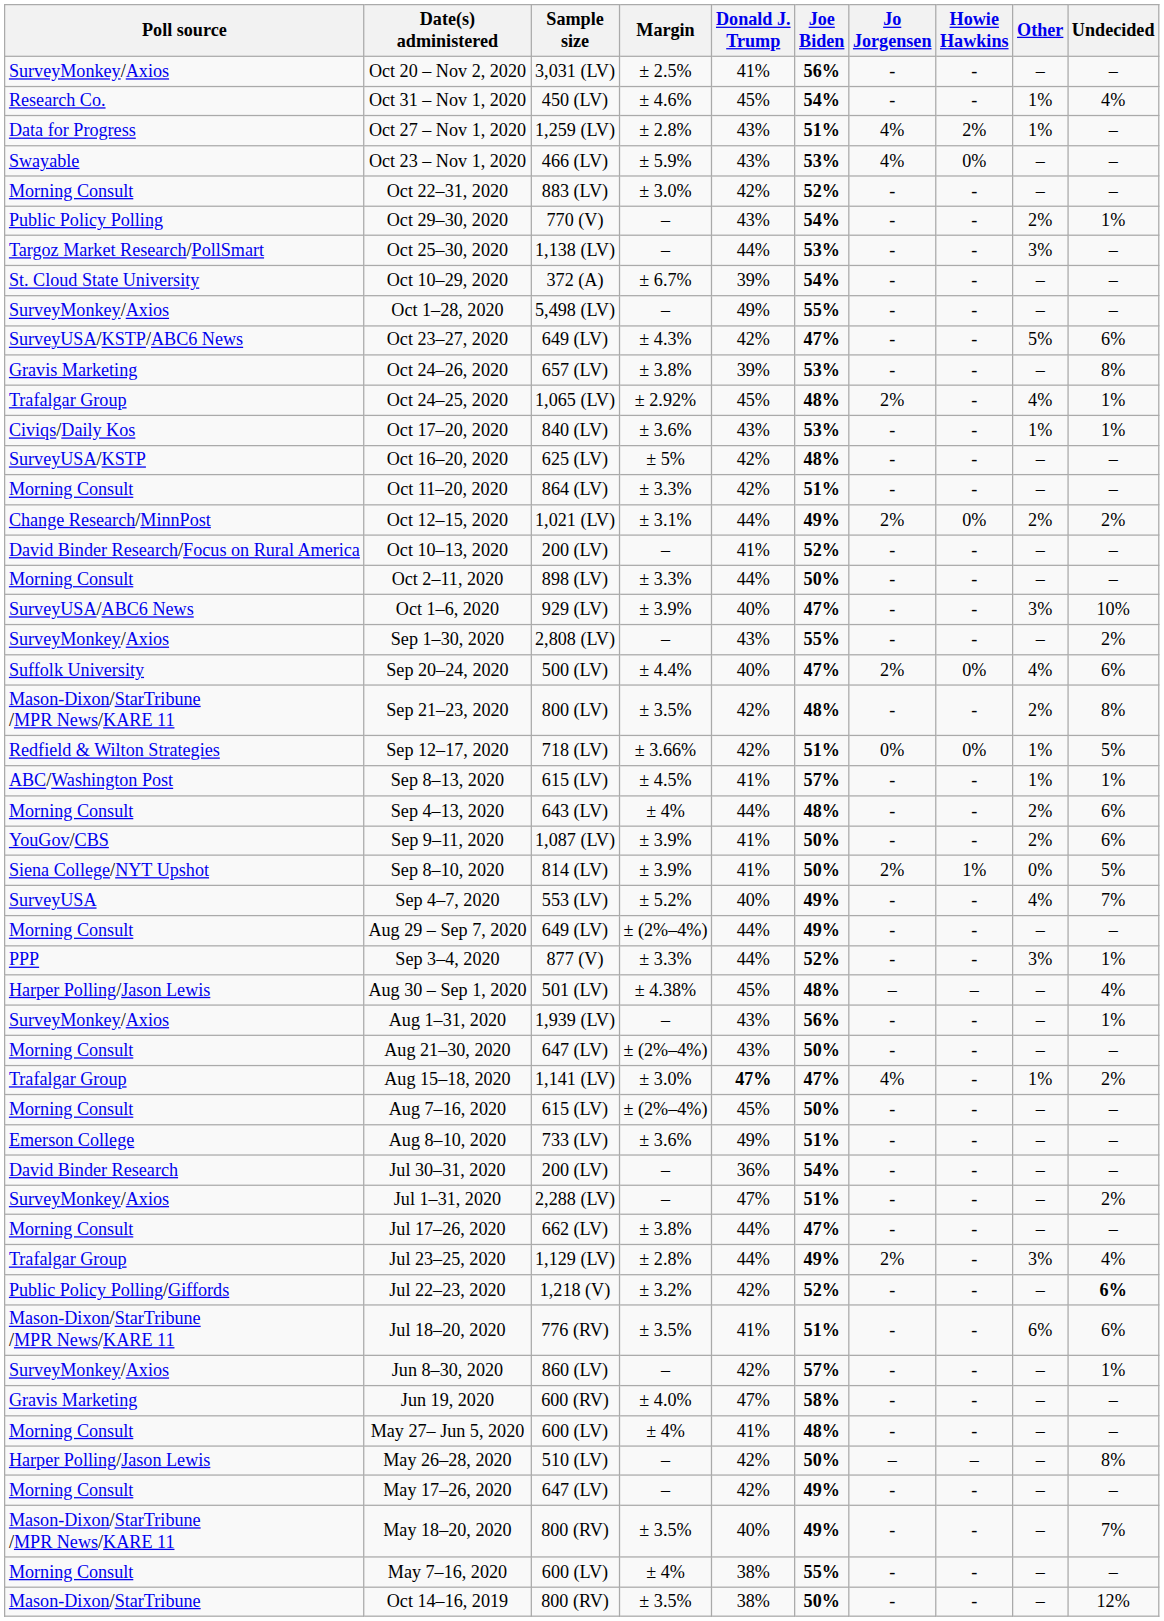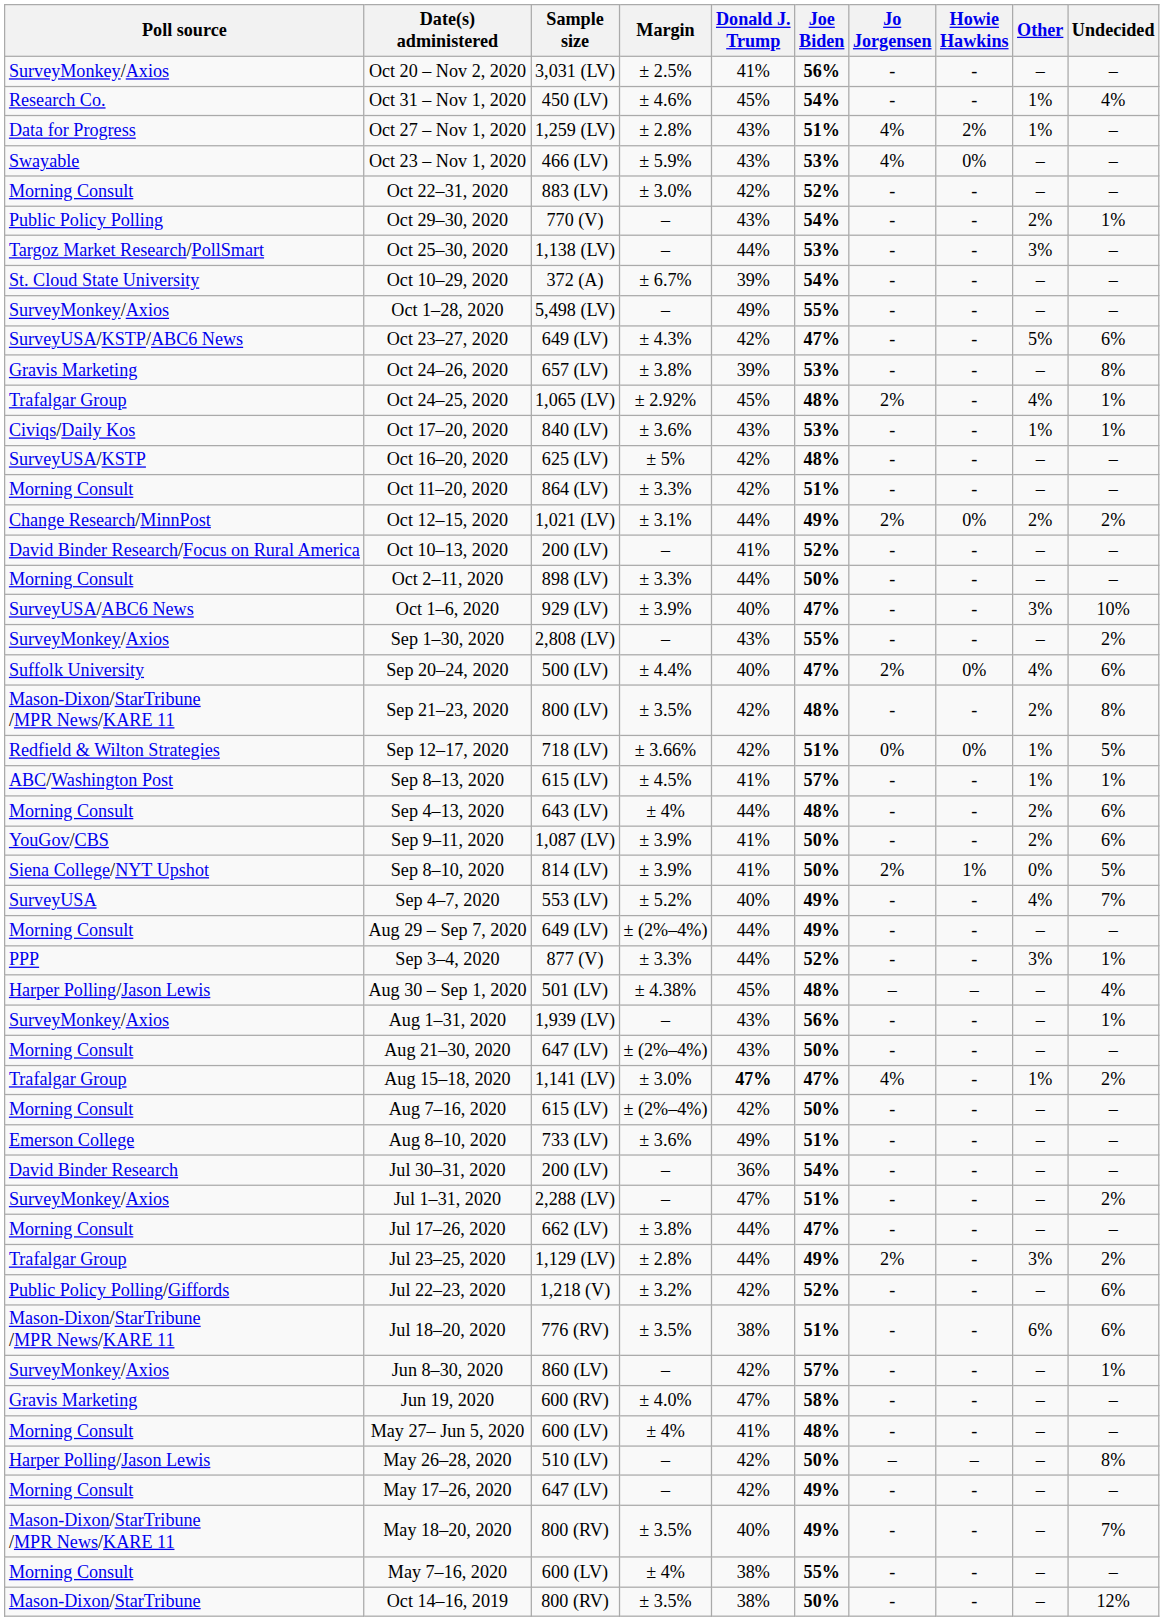(753, 1110) 45% -> (753, 1110) 42%
(1113, 1259) 4% -> (1113, 1259) 2%
(1113, 1289) bold -> (1113, 1289) normal
(753, 1330) 41% -> (753, 1330) 38%
